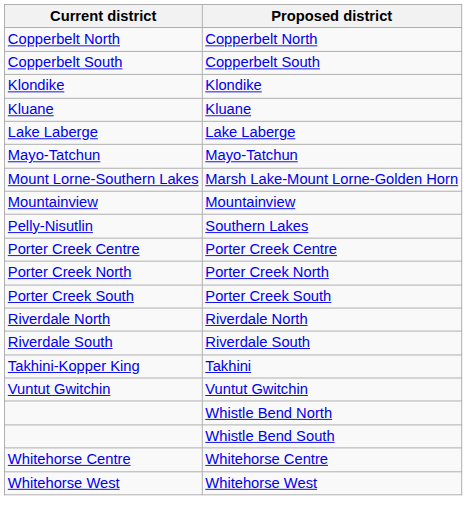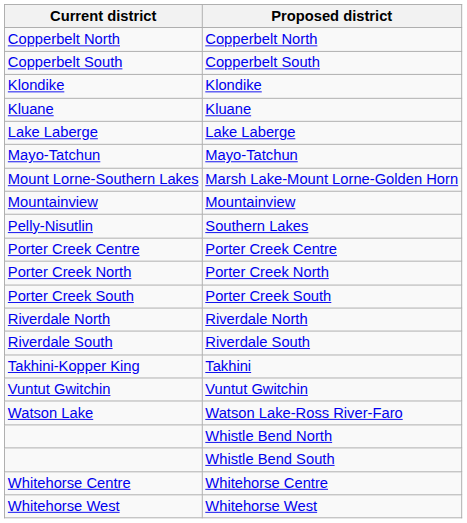+ row: (304, 413)
